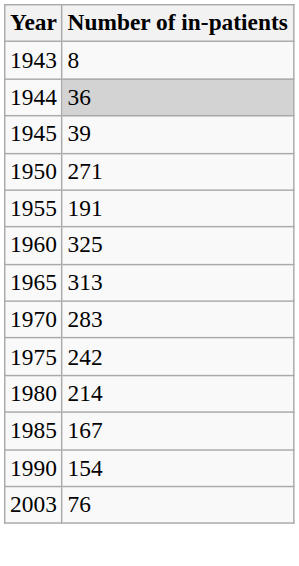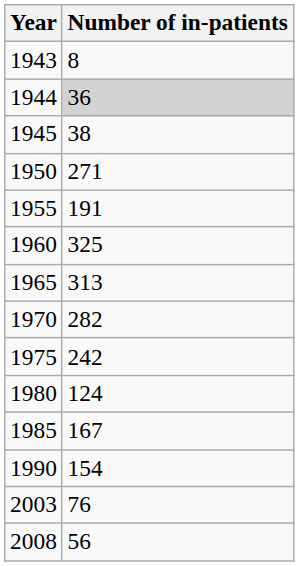(79, 134) 39 -> (79, 134) 38
(85, 319) 283 -> (85, 319) 282
(85, 393) 214 -> (85, 393) 124
+ row: (33, 541)
